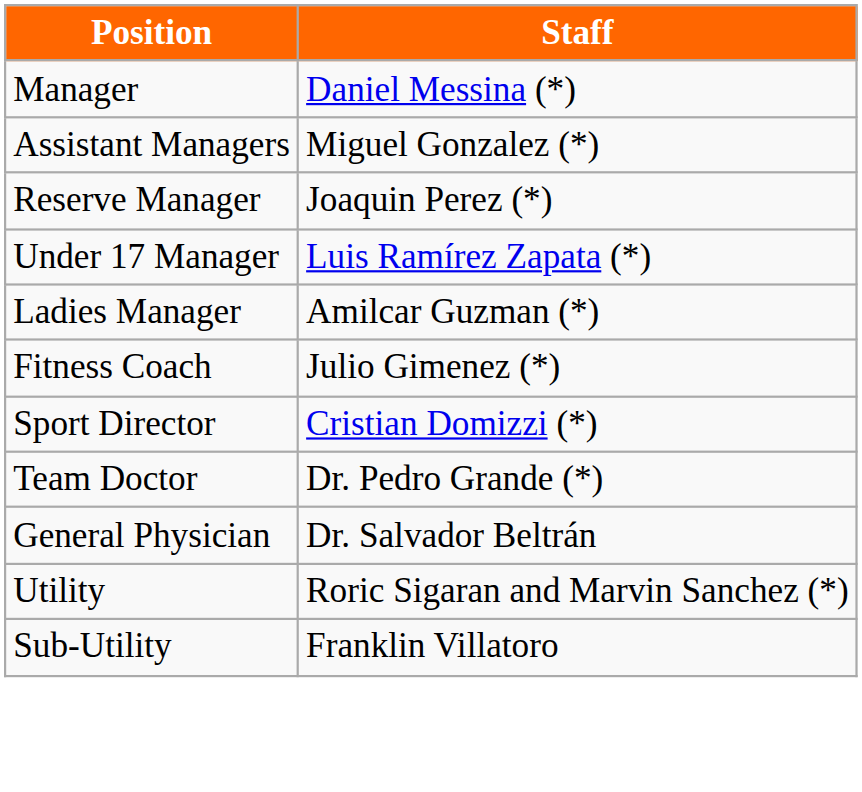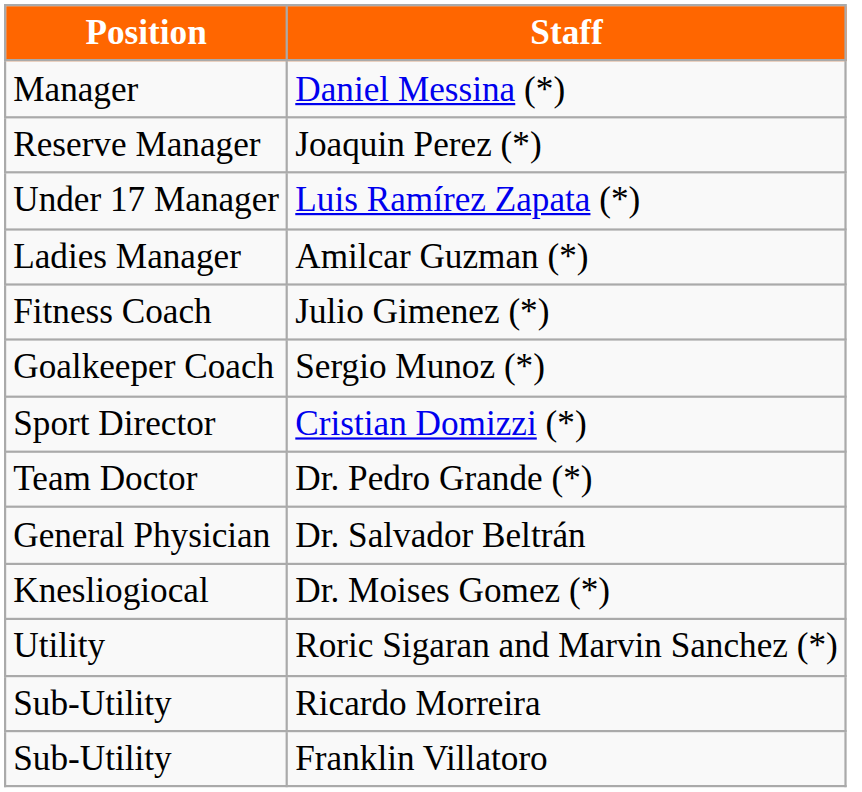- row: (453, 144)
+ row: (420, 367)
+ row: (453, 590)
+ row: (418, 702)
